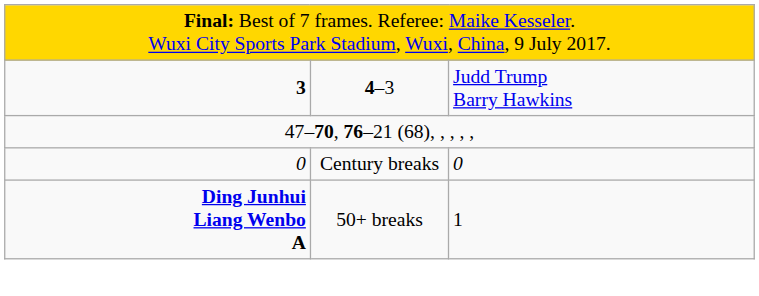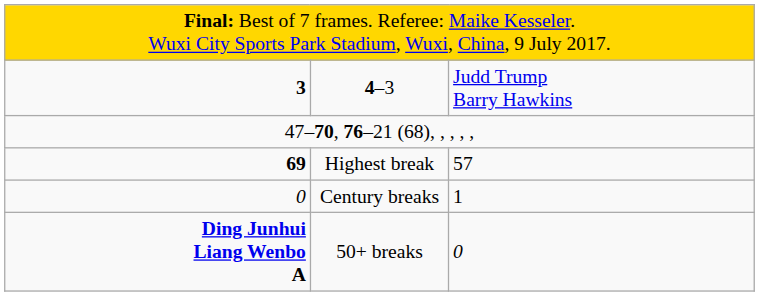+ row: (379, 164)
(458, 164) 0 -> (458, 196) 1
(458, 219) 1 -> (458, 252) 0
